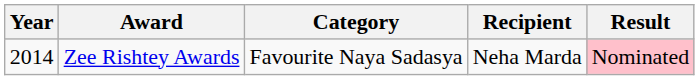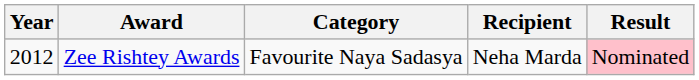(32, 56) 2014 -> (32, 56) 2012
